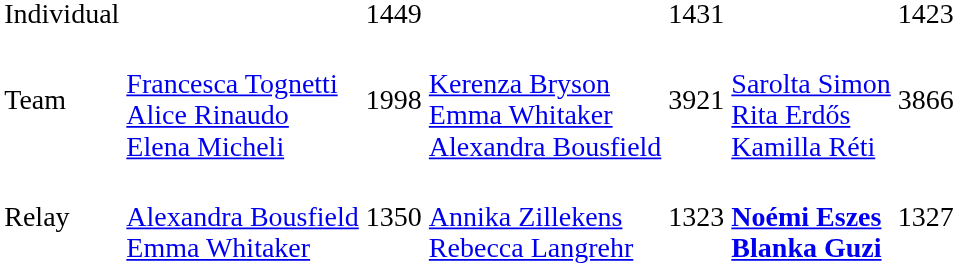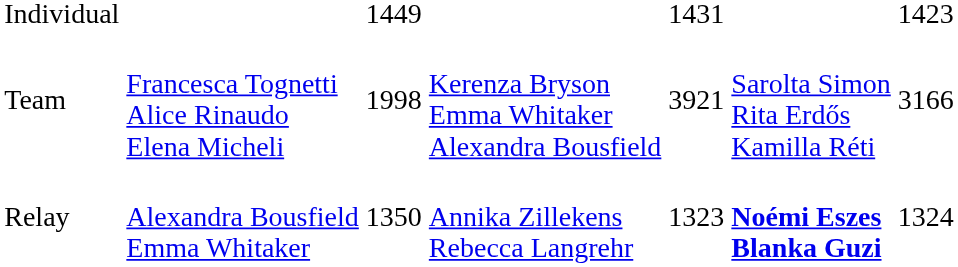(926, 99) 3866 -> (926, 99) 3166
(926, 216) 1327 -> (926, 216) 1324
